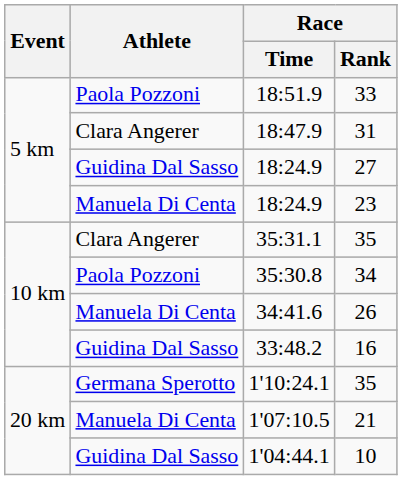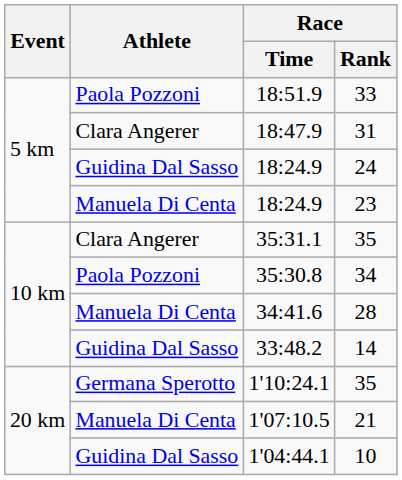(365, 167) 27 -> (365, 167) 24
(365, 311) 26 -> (365, 311) 28
(365, 347) 16 -> (365, 347) 14
